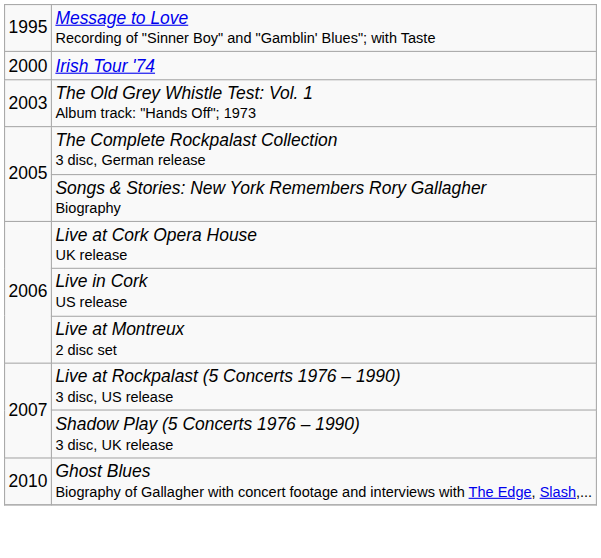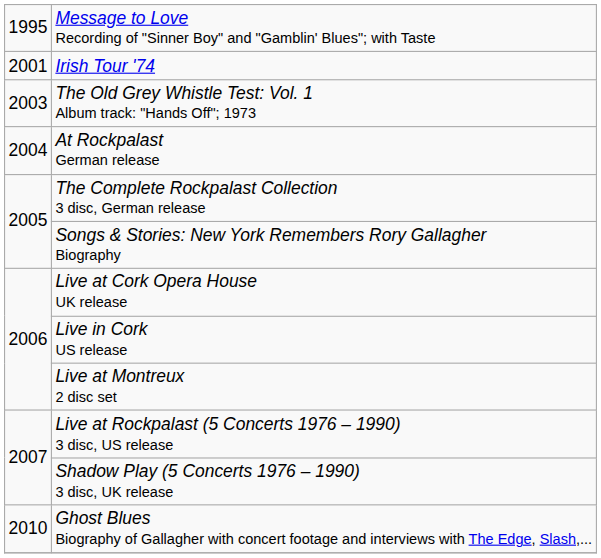(28, 65) 2000 -> (28, 65) 2001
+ row: (109, 150)
